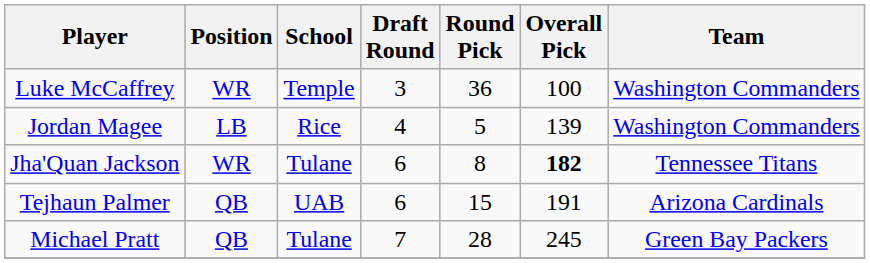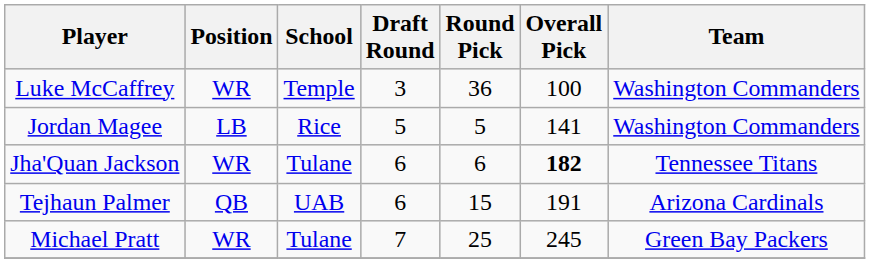(400, 125) 4 -> (400, 125) 5
(564, 125) 139 -> (564, 125) 141
(480, 163) 8 -> (480, 163) 6
(231, 239) QB -> (231, 239) WR
(480, 239) 28 -> (480, 239) 25
